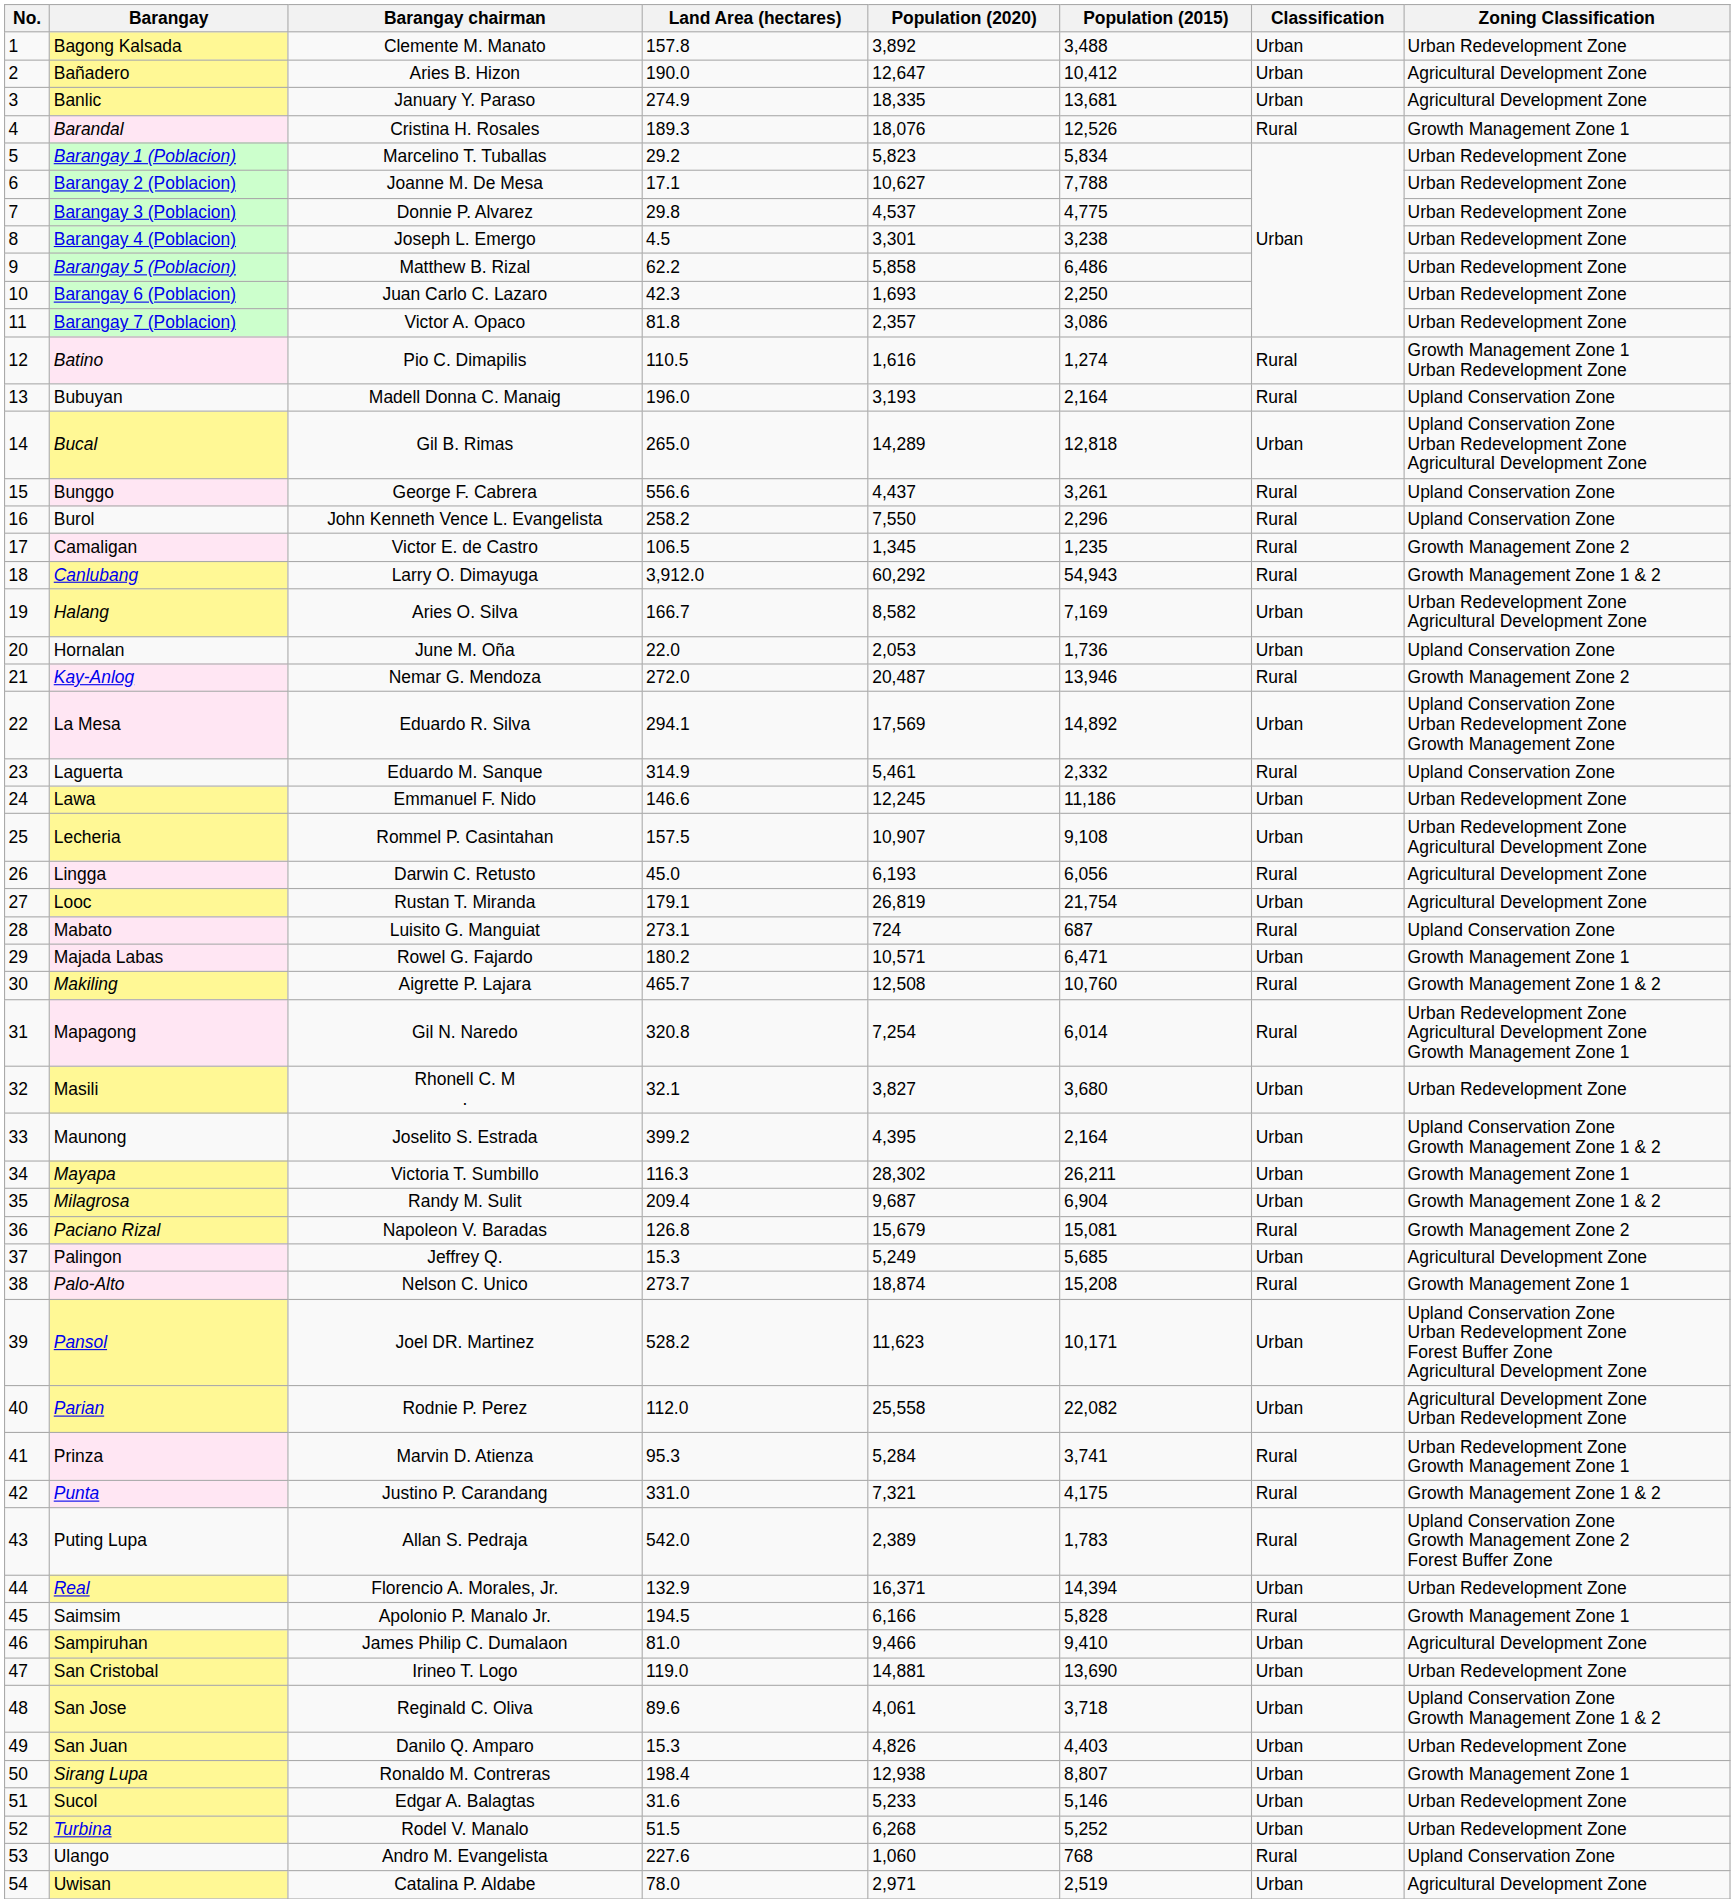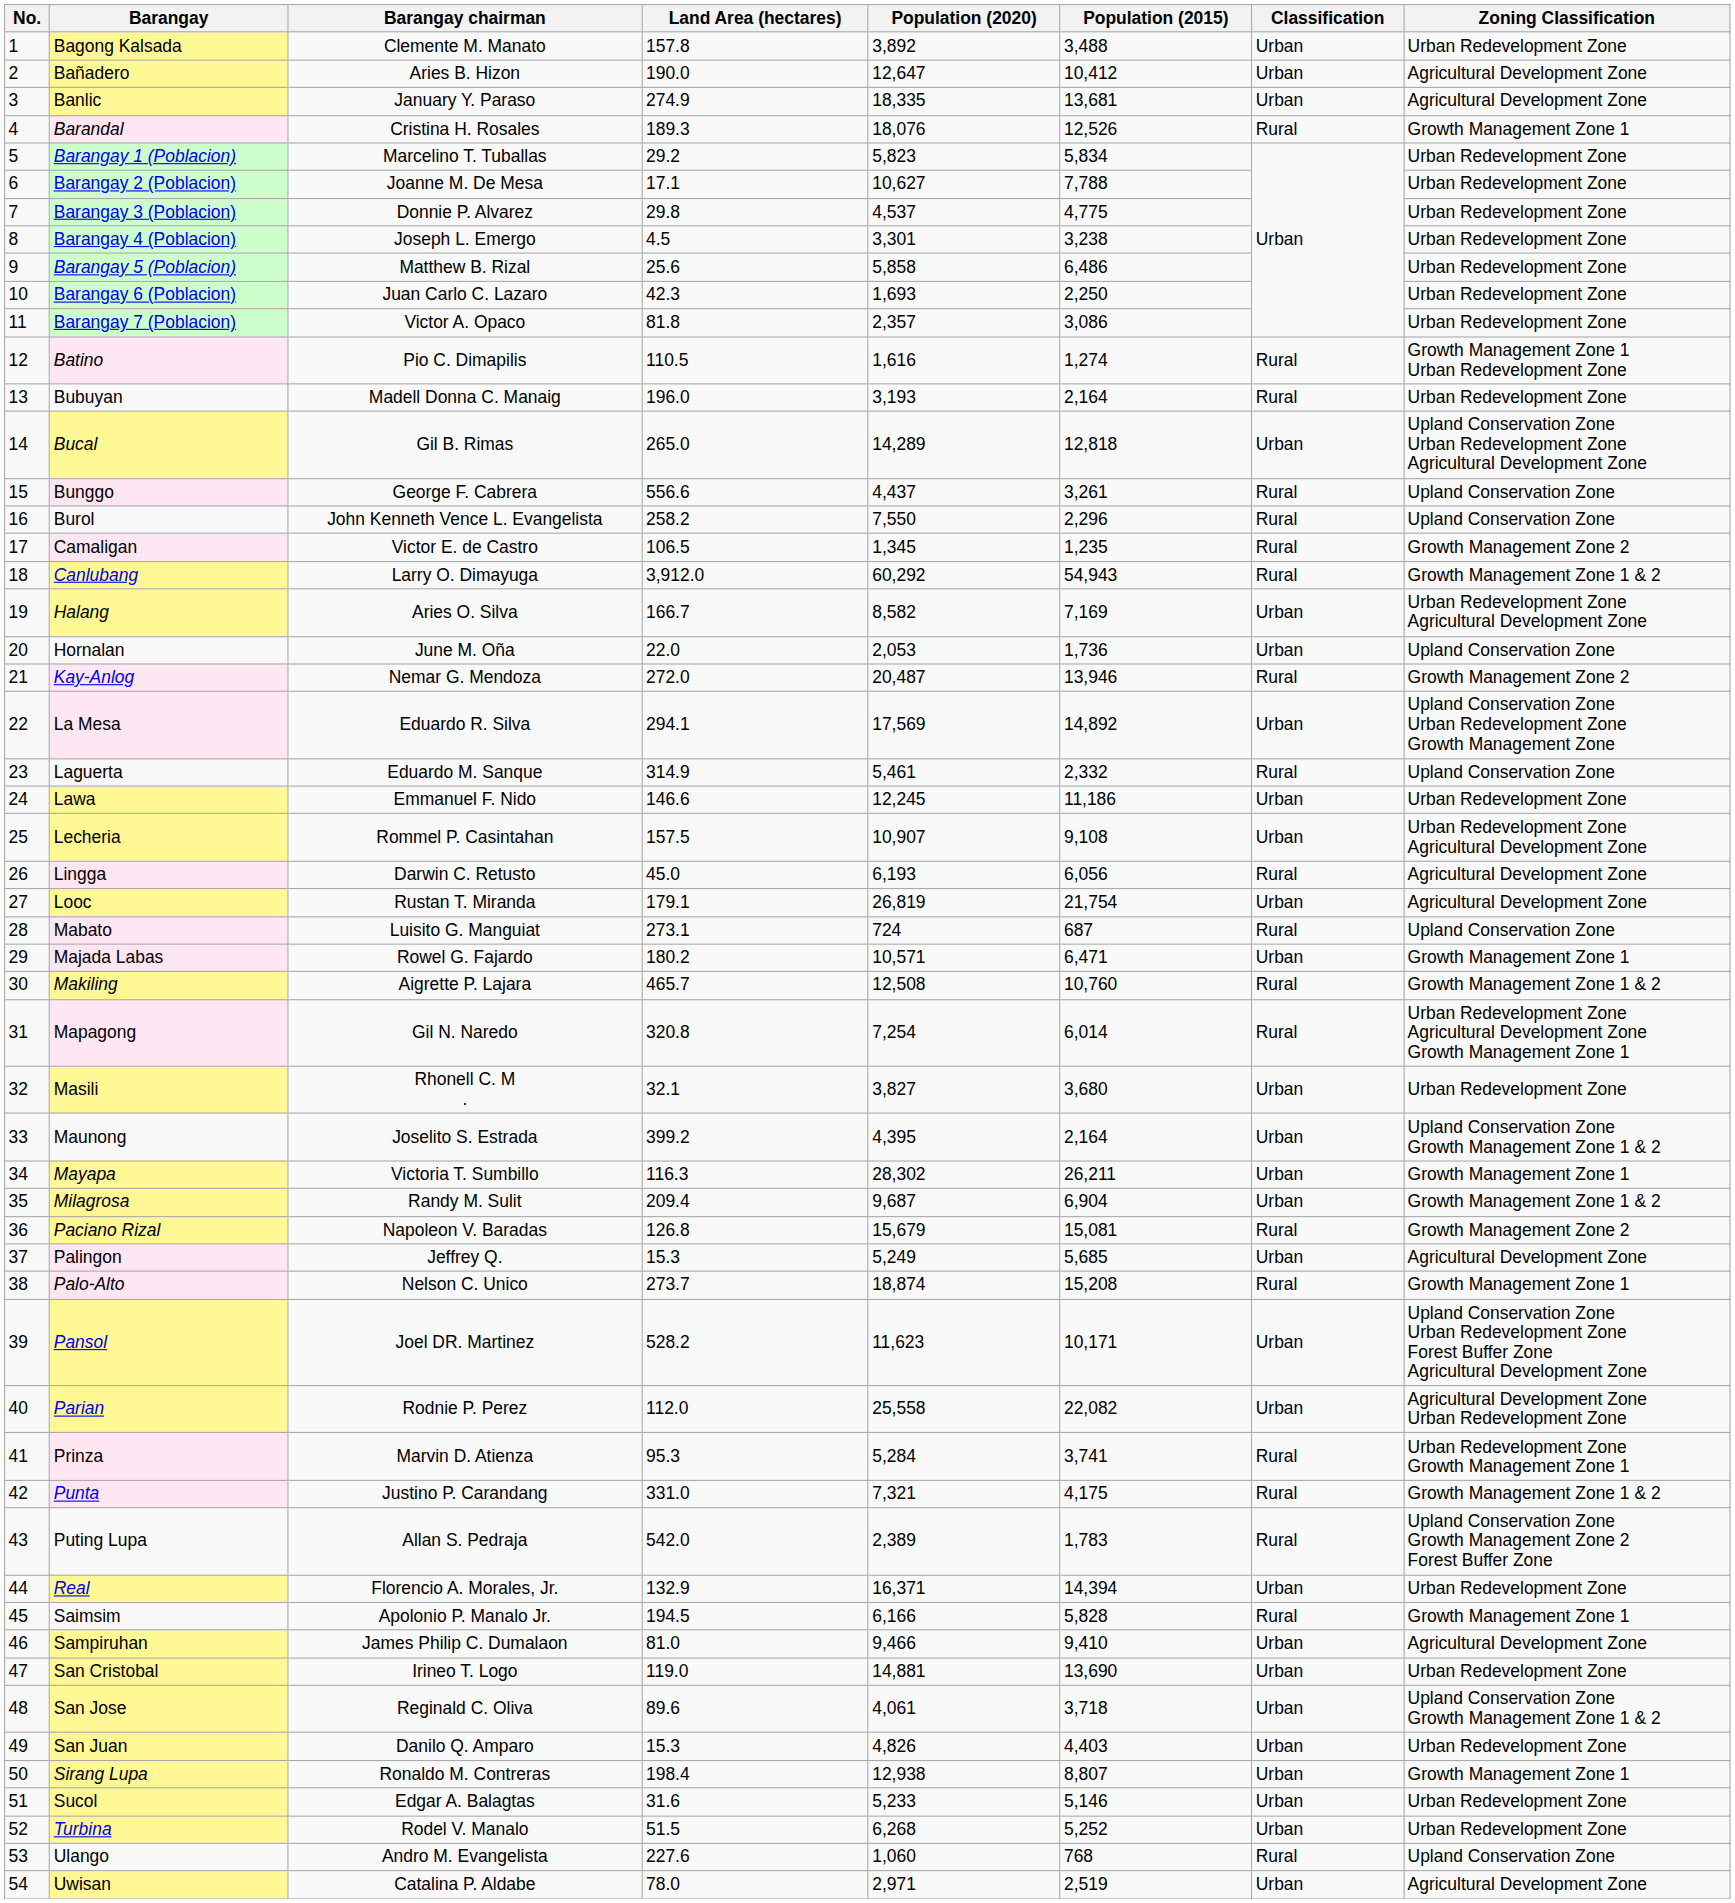(663, 267) 62.2 -> (663, 267) 25.6
(1511, 397) Upland Conservation Zone -> (1517, 397) Urban Redevelopment Zone
